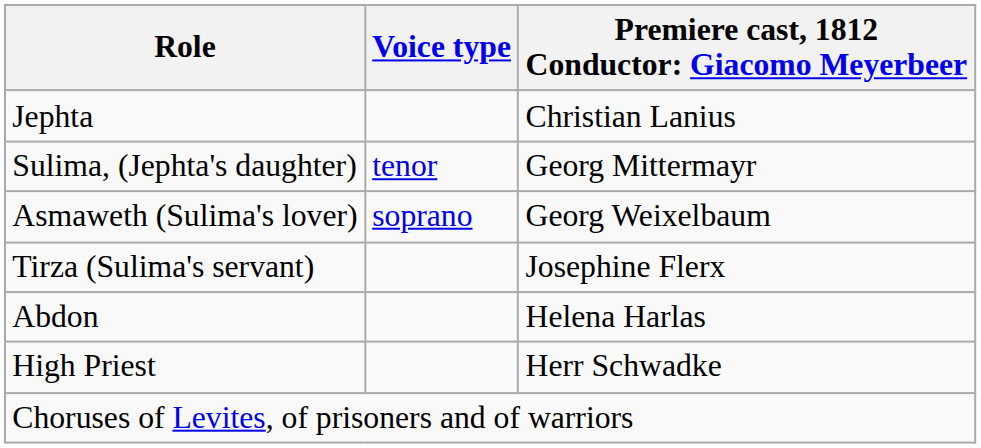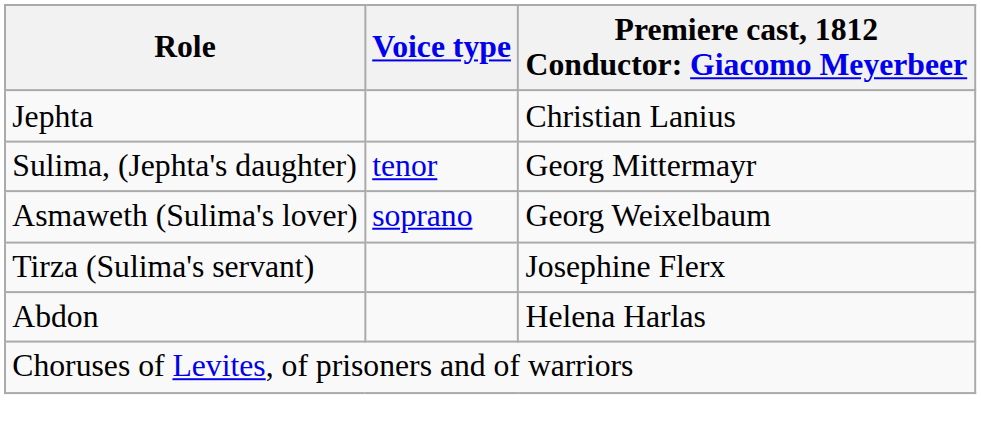- row: (84, 366)
